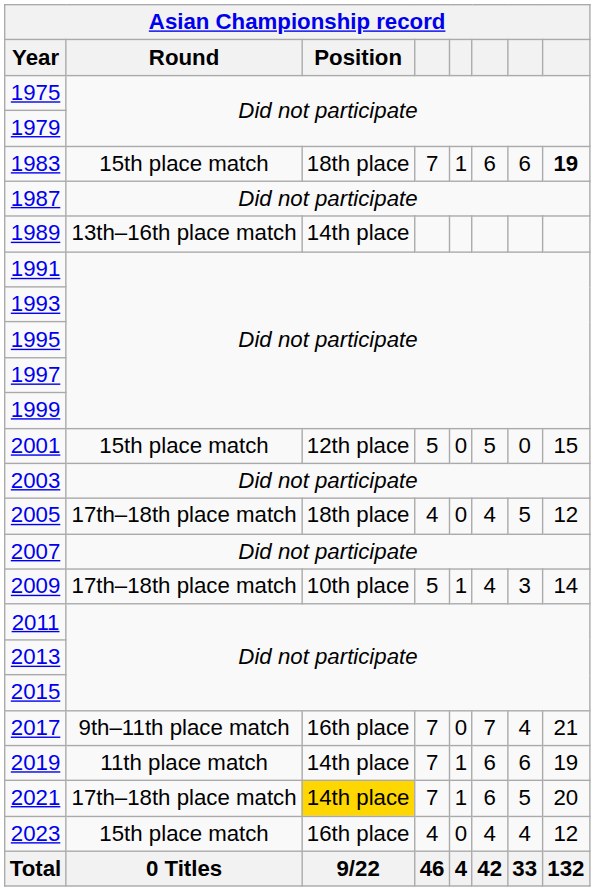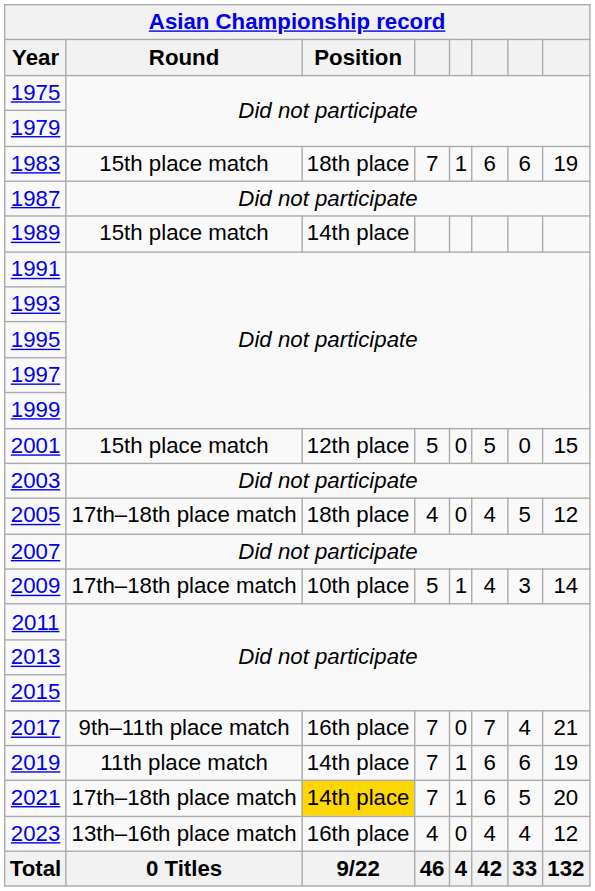(566, 163) bold -> (566, 163) normal
(184, 233) 13th–16th place match -> (184, 233) 15th place match
(184, 833) 15th place match -> (184, 833) 13th–16th place match
